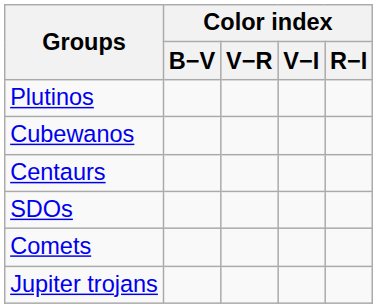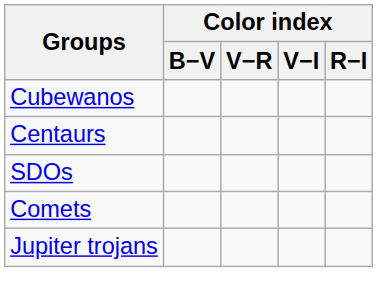- row: (52, 97)
